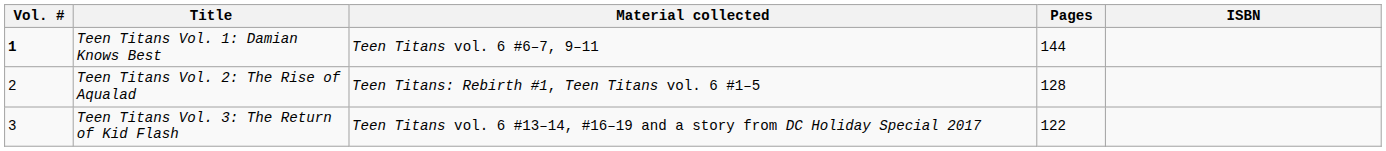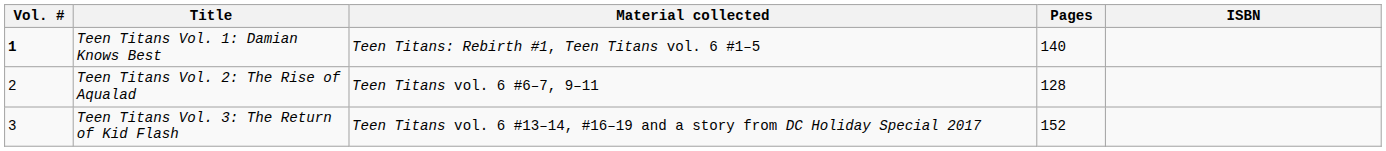(475, 47) Teen Titans vol. 6 #6–7, 9–11 -> (556, 47) Teen Titans: Rebirth #1, Teen Titans vol. 6 #1–5
(1053, 47) 144 -> (1053, 47) 140
(556, 87) Teen Titans: Rebirth #1, Teen Titans vol. 6 #1–5 -> (475, 87) Teen Titans vol. 6 #6–7, 9–11
(1053, 126) 122 -> (1053, 126) 152
